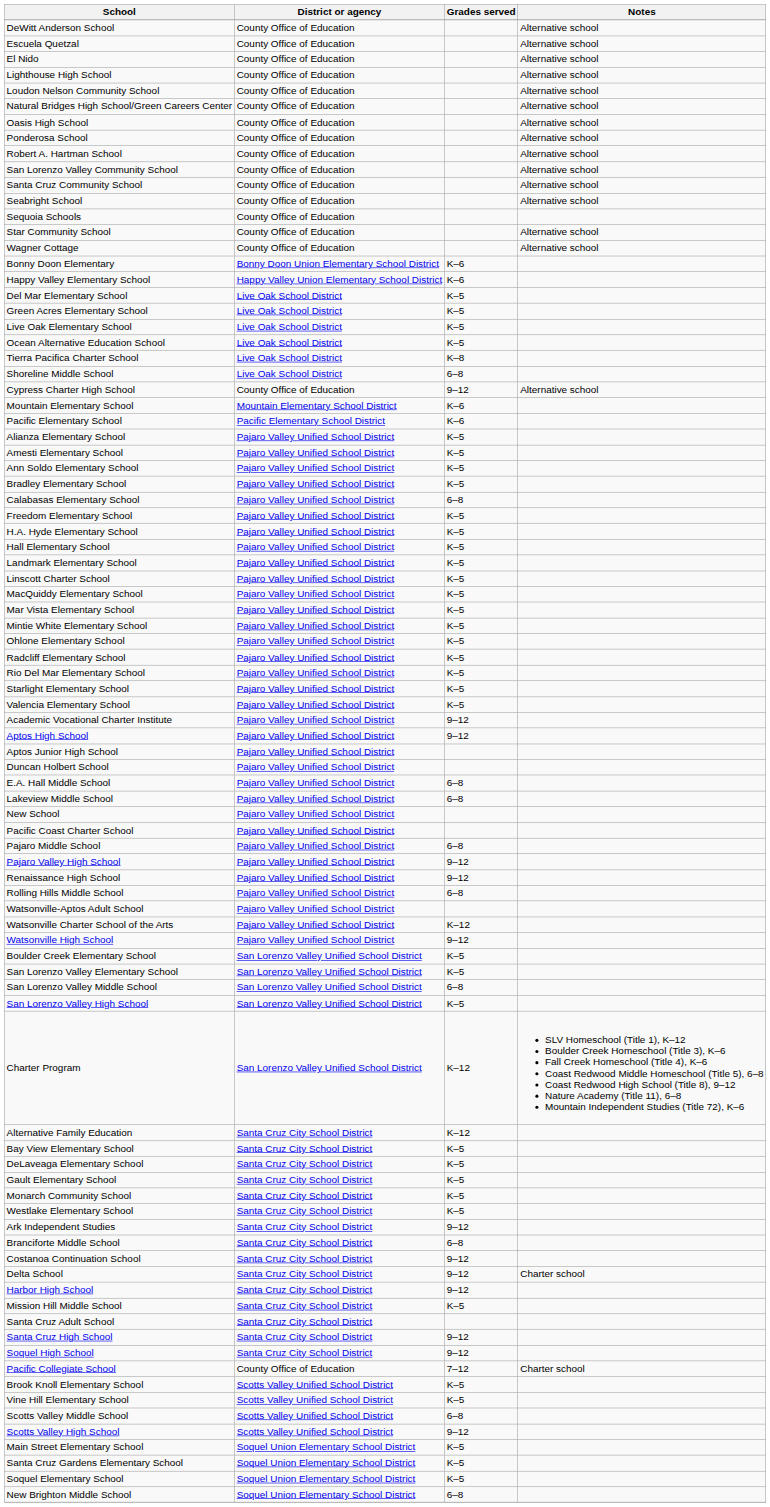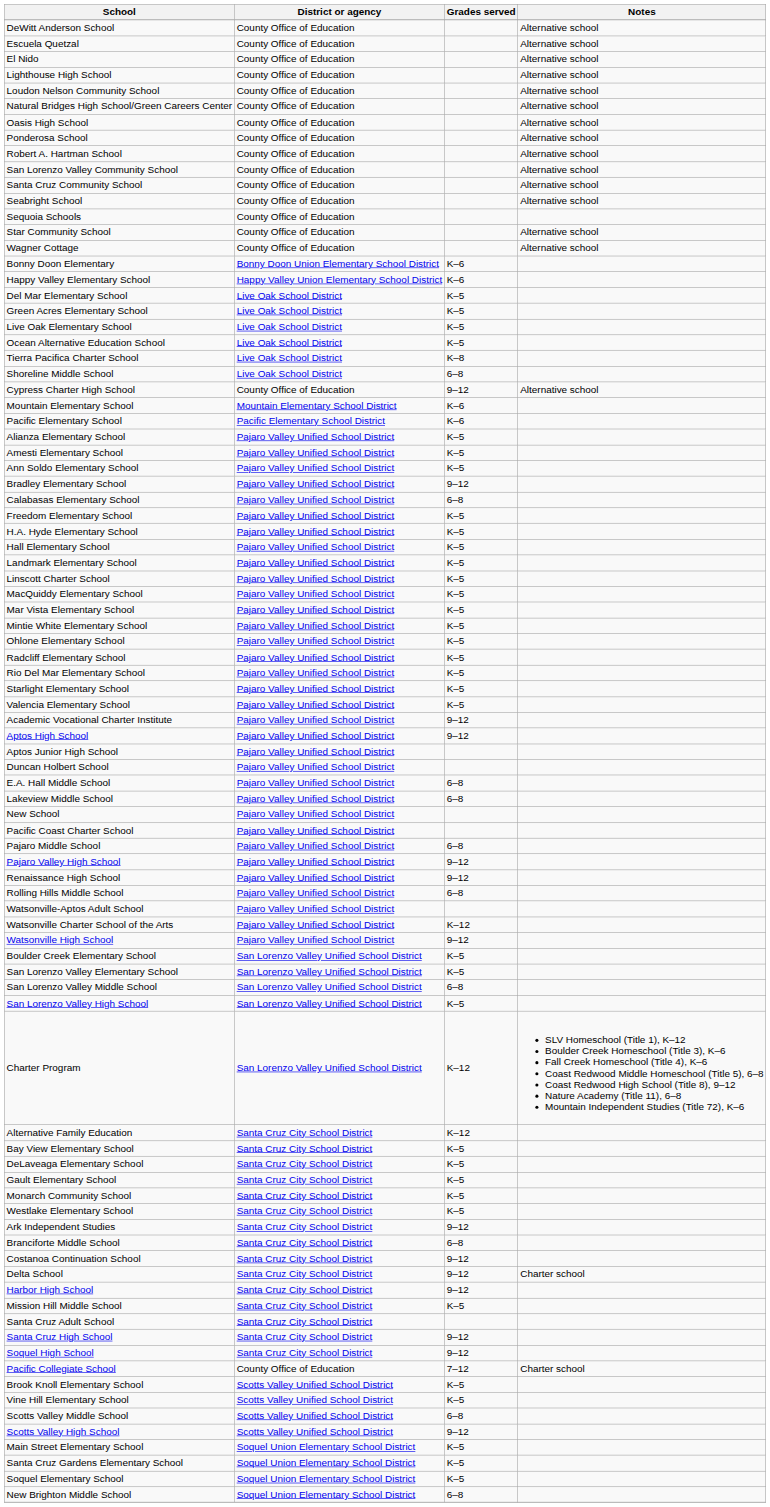(456, 484) K–5 -> (458, 484) 9–12
